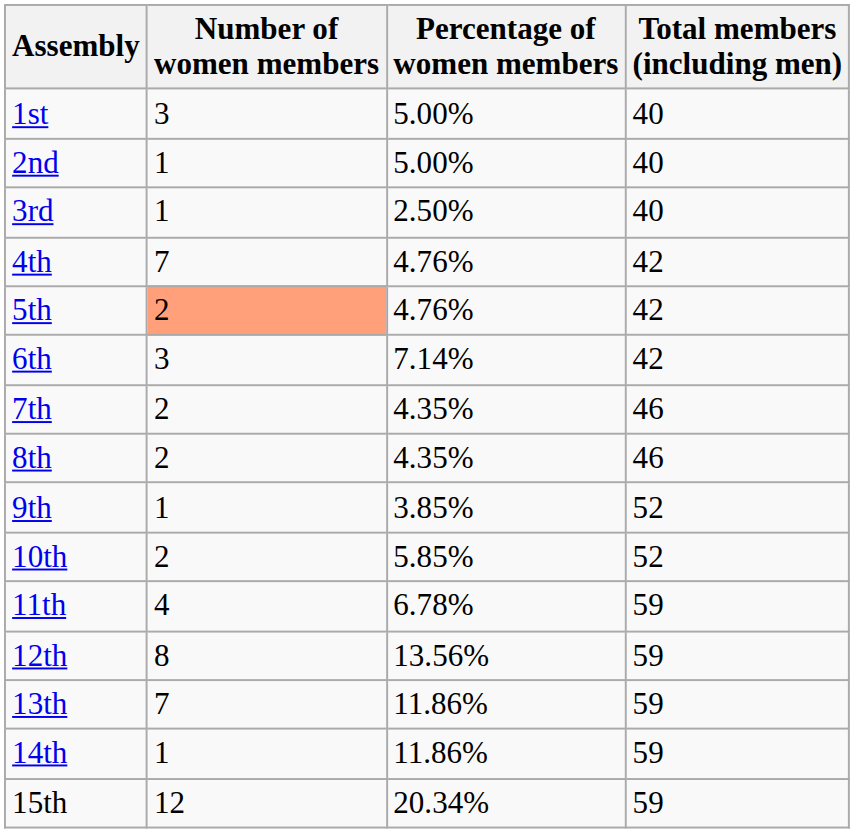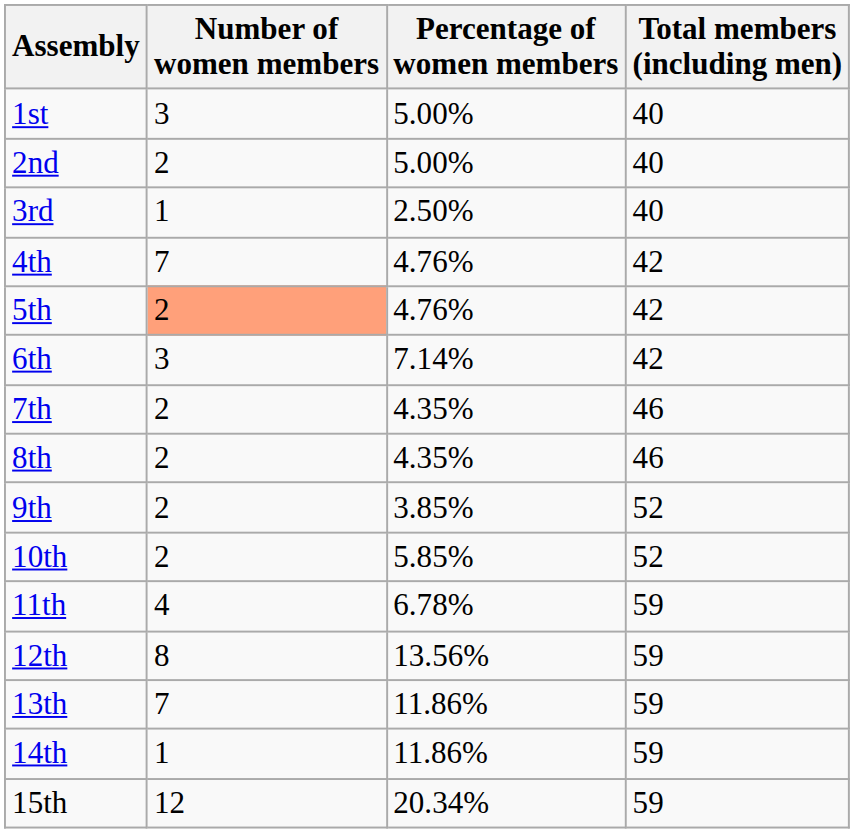(162, 162) 1 -> (162, 162) 2
(162, 507) 1 -> (162, 507) 2
